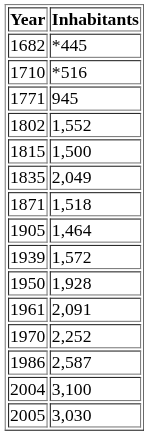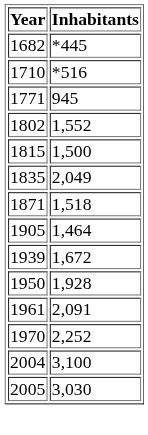(72, 256) 1,572 -> (72, 256) 1,672
- row: (28, 362)
